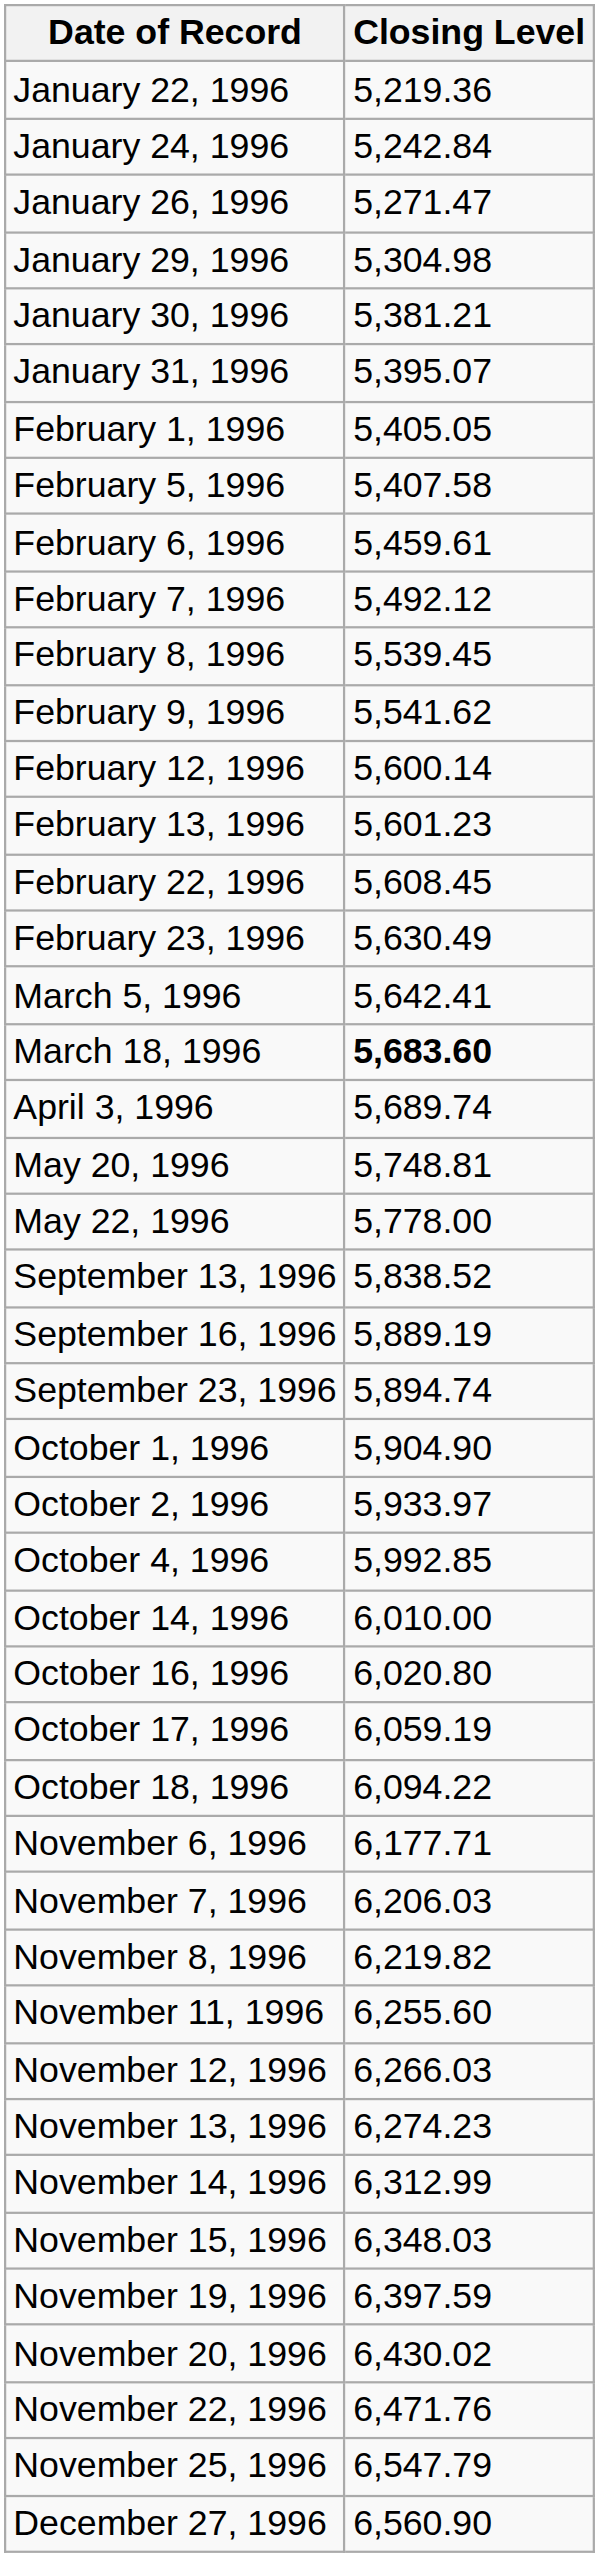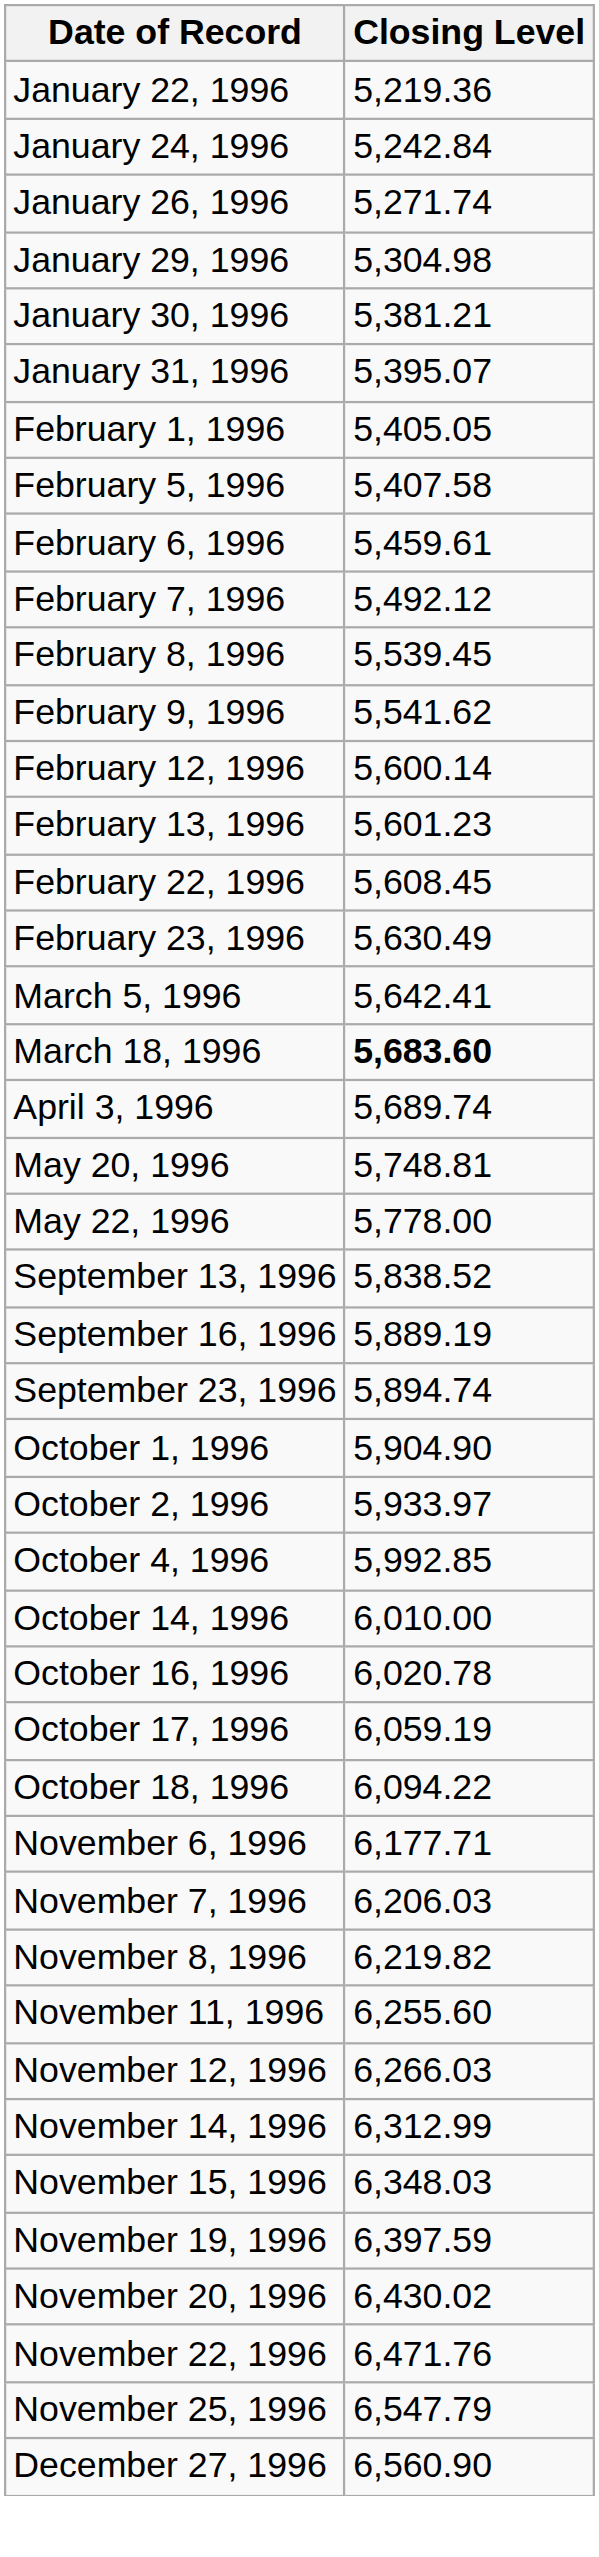(423, 202) 5,271.47 -> (423, 202) 5,271.74
(423, 1673) 6,020.80 -> (423, 1673) 6,020.78
- row: (170, 2126)
